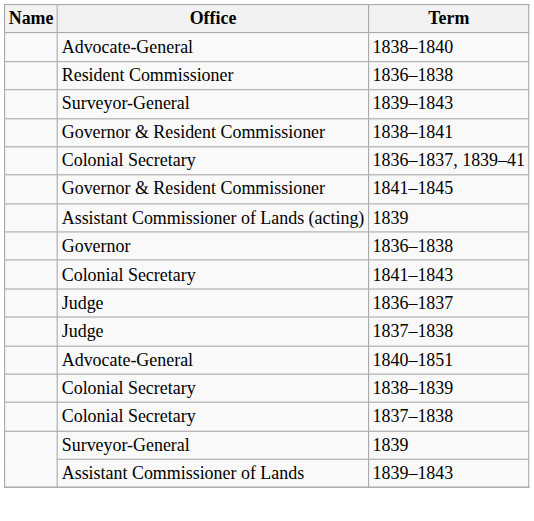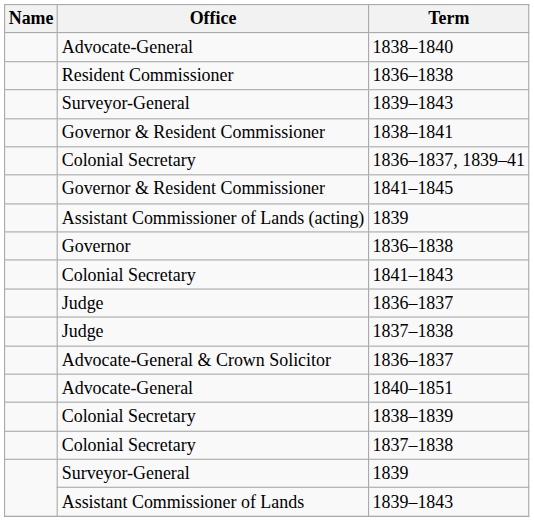+ row: (196, 359)
